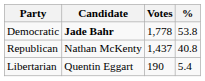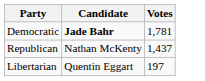- column: (188, 13)
(160, 31) 1,778 -> (160, 31) 1,781
(155, 66) 190 -> (155, 66) 197
